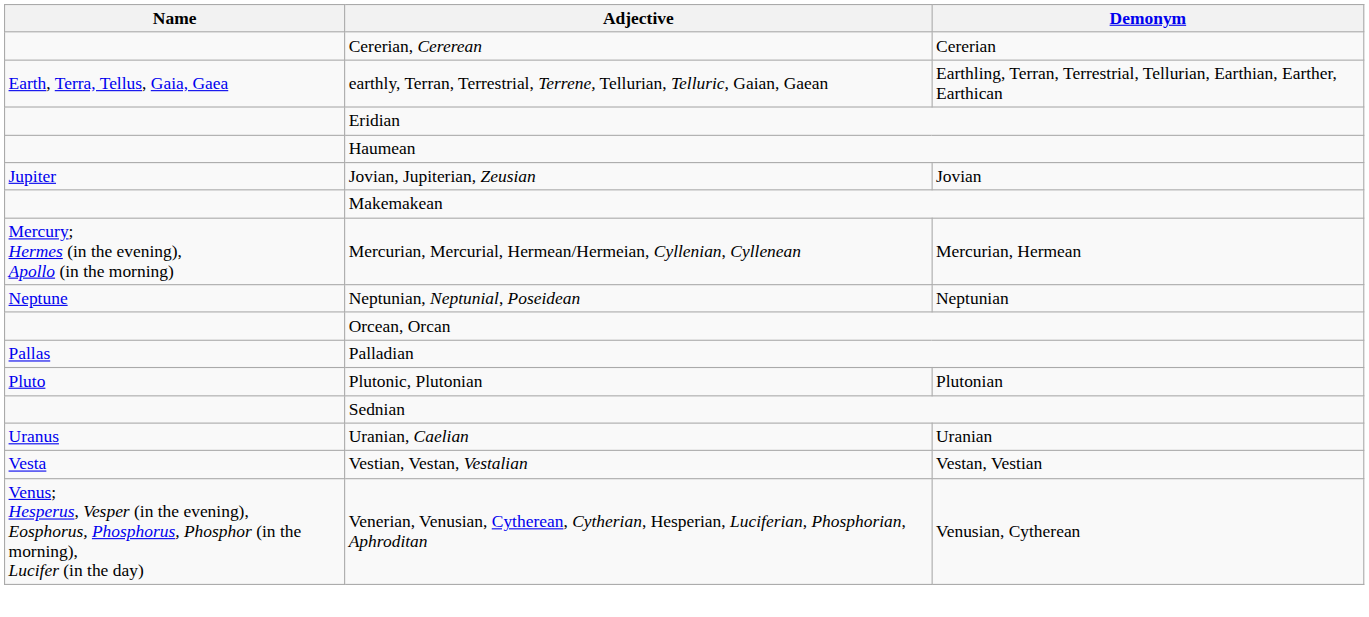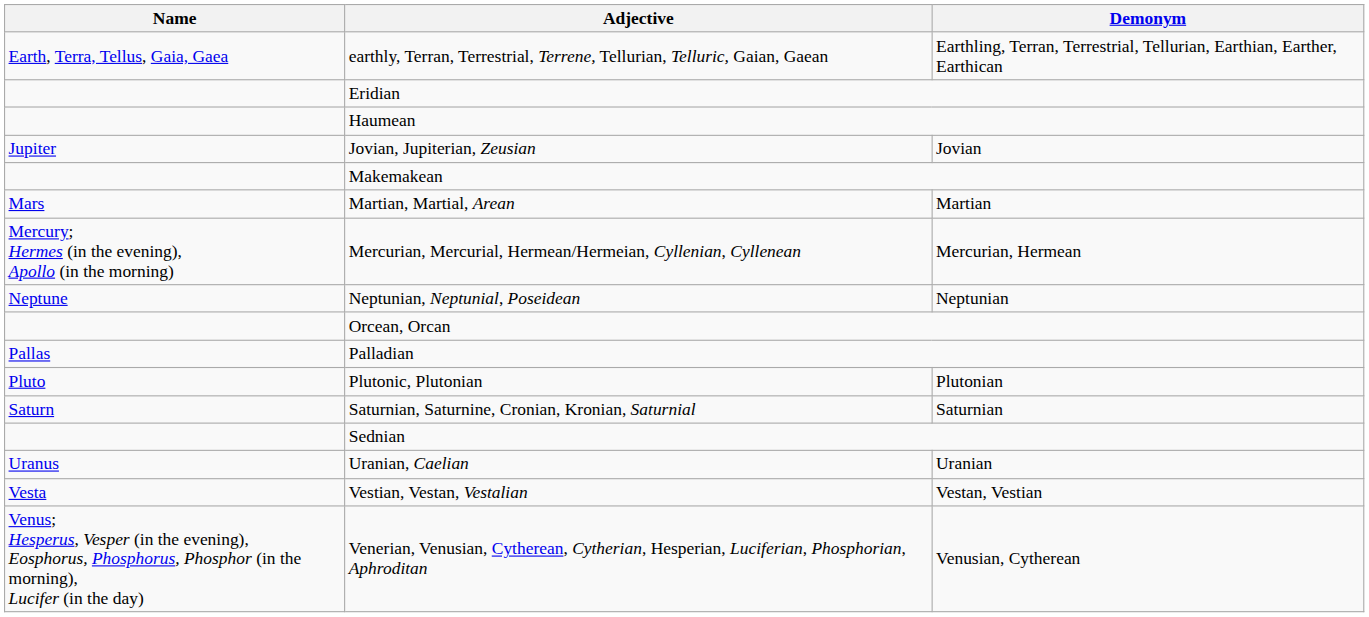- row: (415, 45)
+ row: (432, 203)
+ row: (522, 409)
